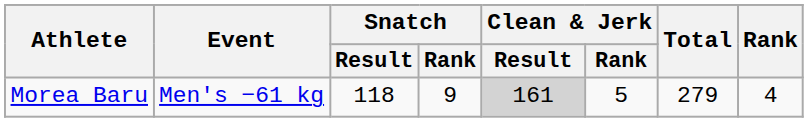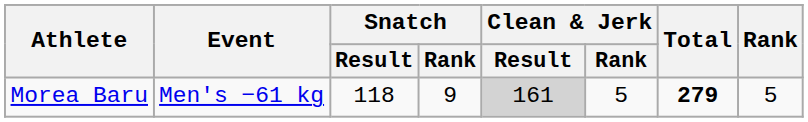(698, 97) normal -> (698, 97) bold
(771, 97) 4 -> (771, 97) 5
